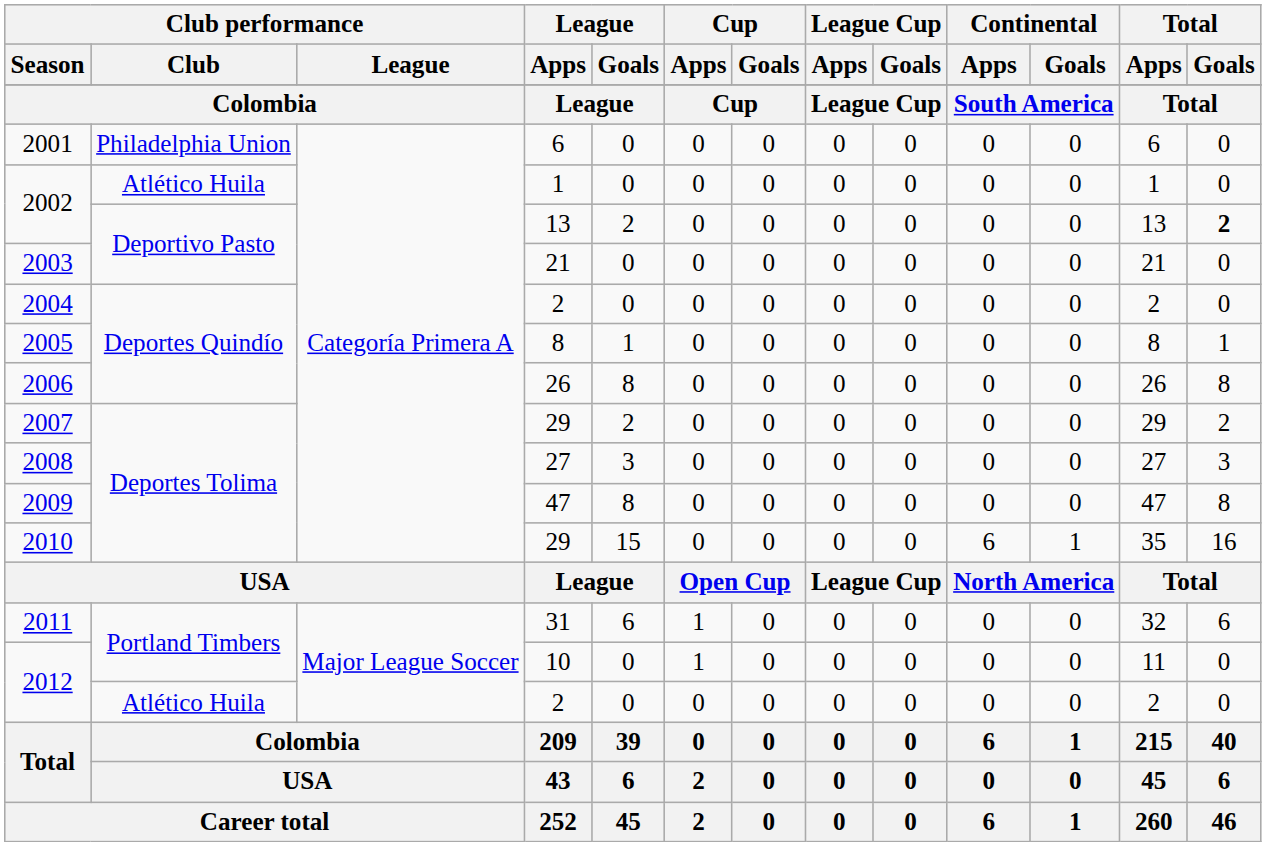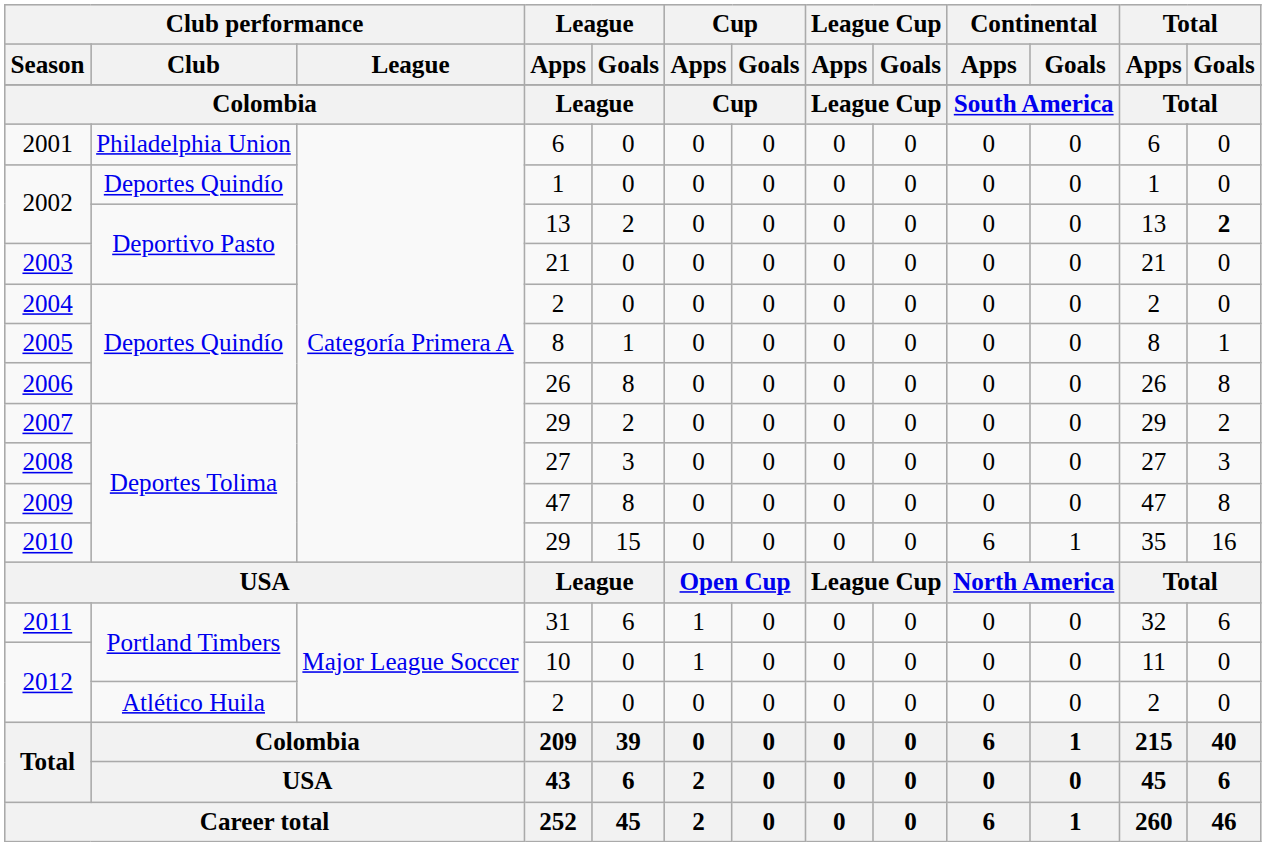(193, 183) Atlético Huila -> (193, 183) Deportes Quindío
